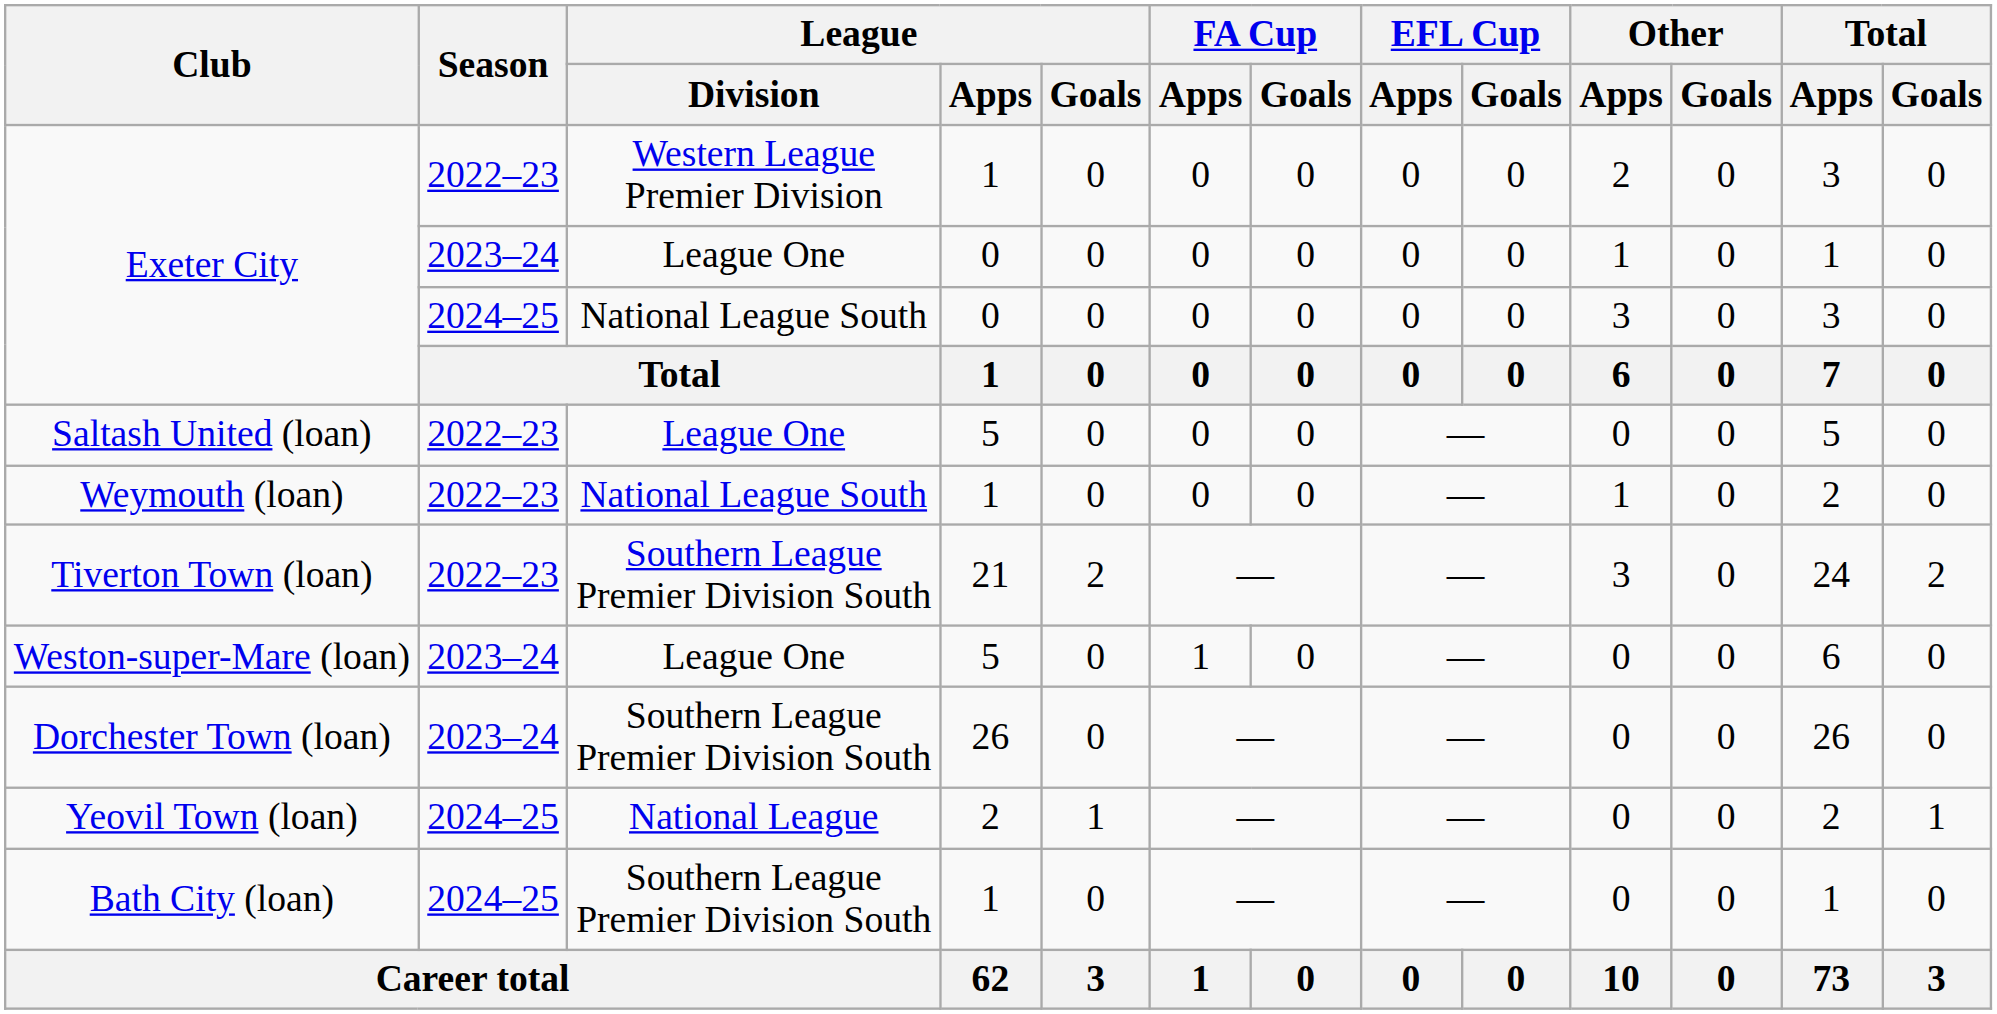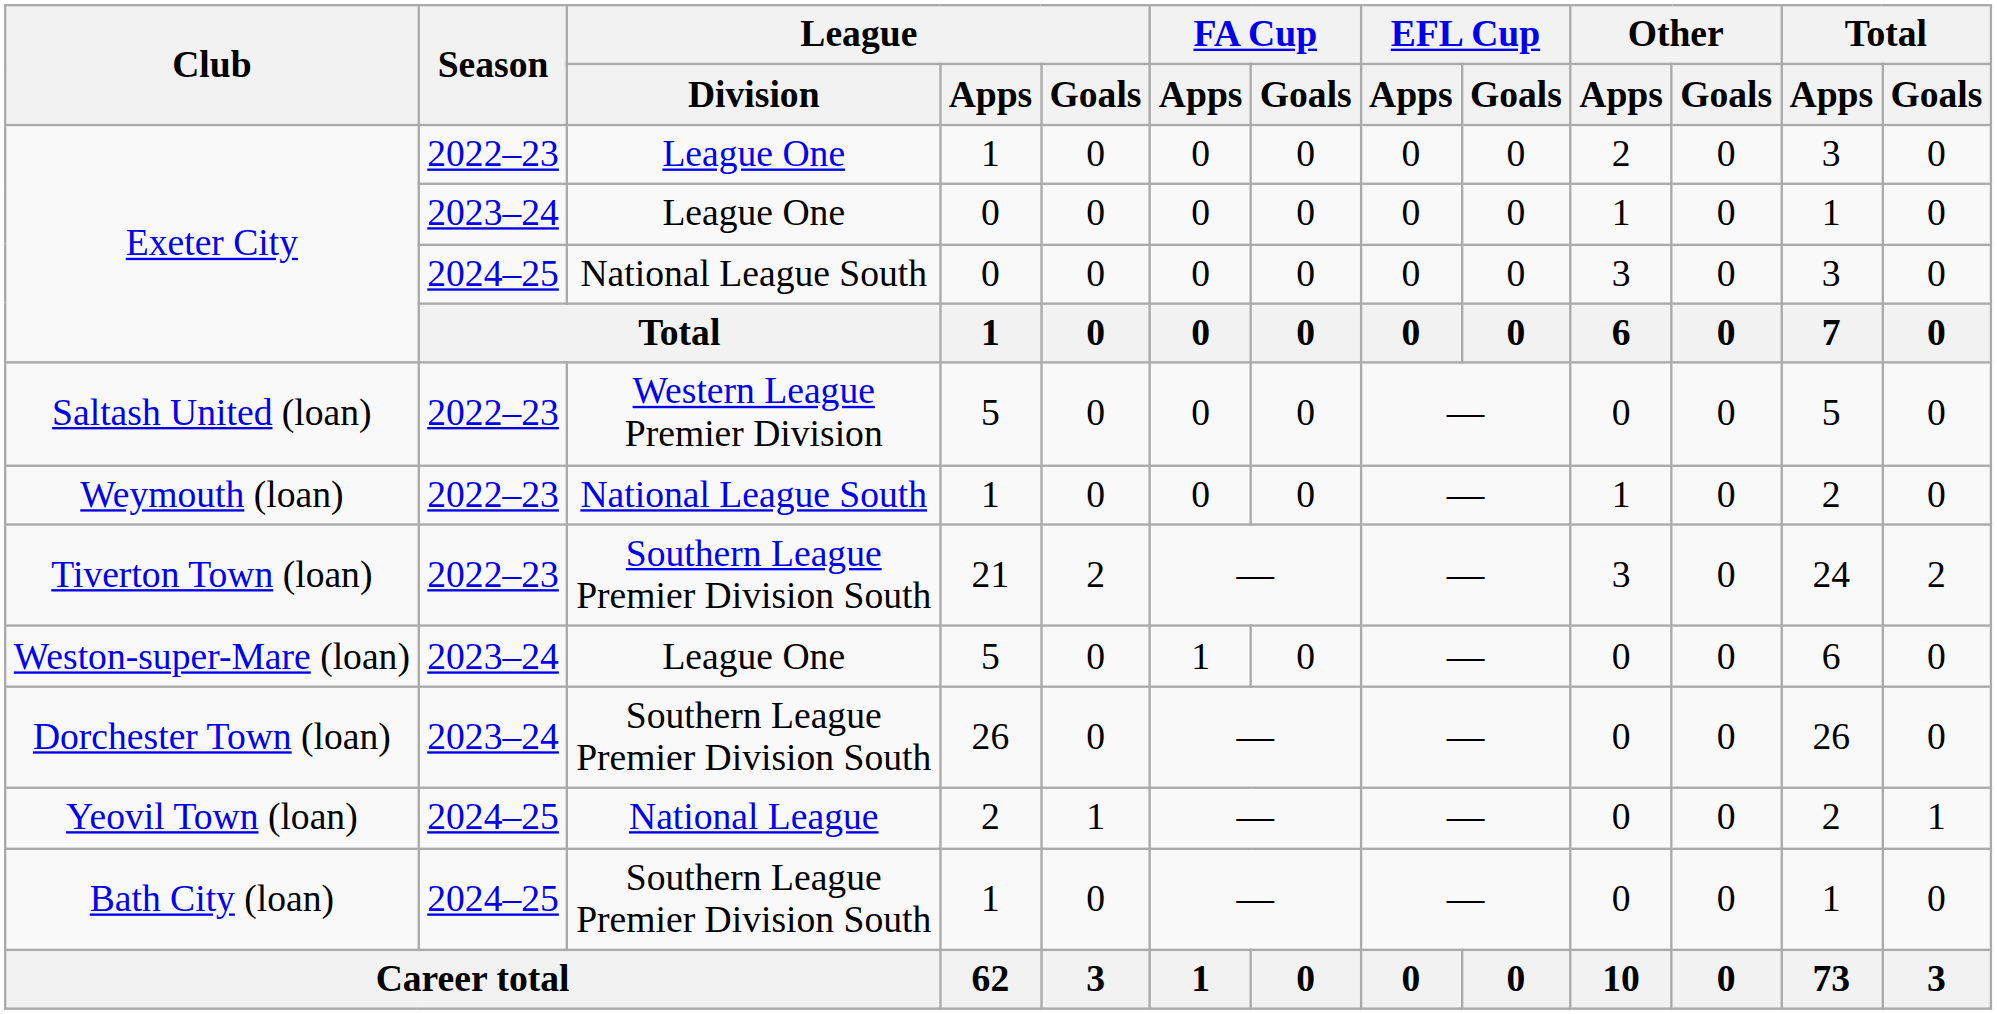(754, 174) Western League Premier Division -> (754, 153) League One
(754, 434) League One -> (754, 413) Western League Premier Division
